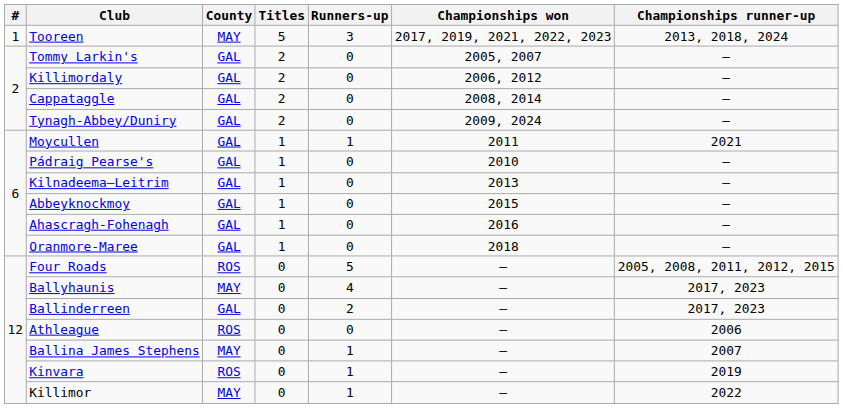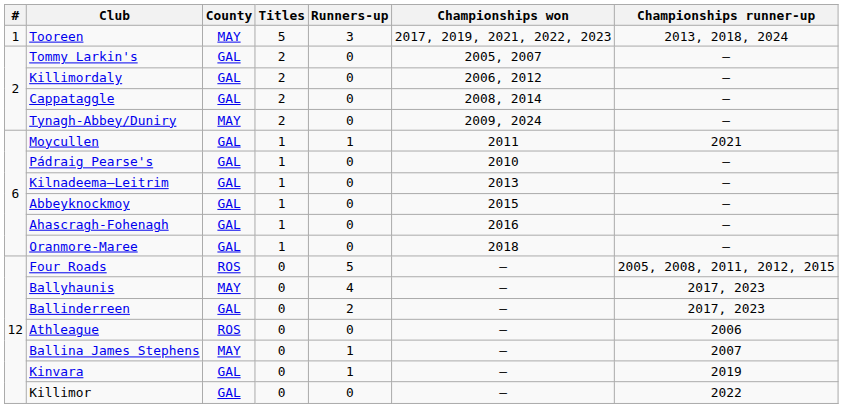(229, 120) GAL -> (229, 120) MAY
(229, 372) ROS -> (229, 372) GAL
(229, 393) MAY -> (229, 393) GAL
(350, 393) 1 -> (350, 393) 0
